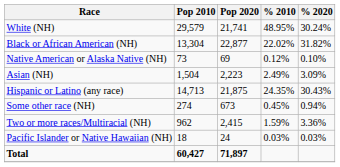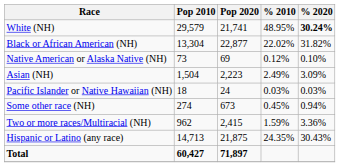(316, 28) normal -> (316, 28) bold
rows swapped: (89, 138) <-> (65, 91)
